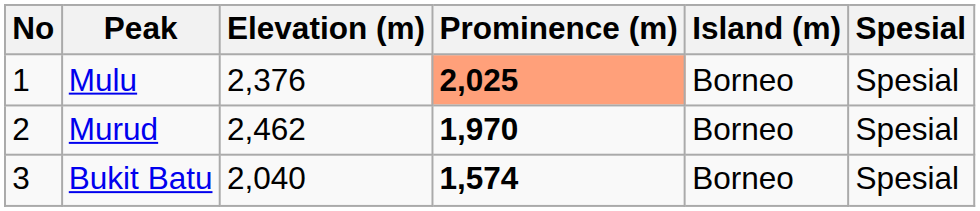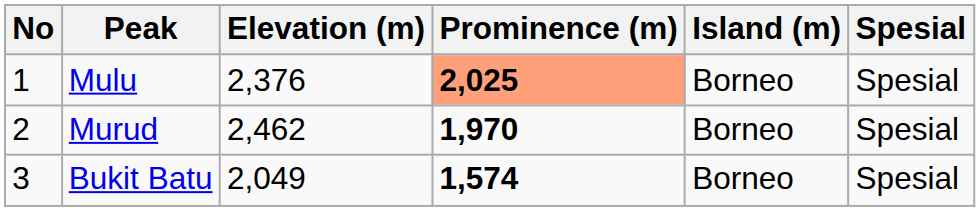(266, 179) 2,040 -> (266, 179) 2,049
